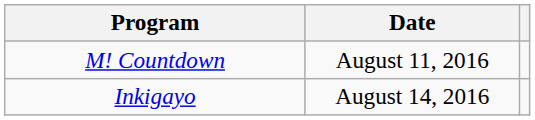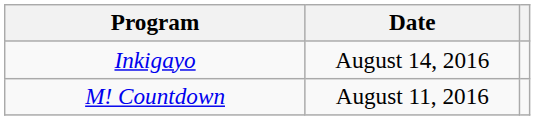rows swapped: (155, 59) <-> (155, 96)
